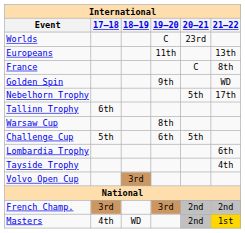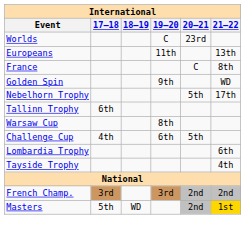(106, 137) 5th -> (106, 137) 4th
- row: (43, 179)
(106, 221) 4th -> (106, 207) 5th
